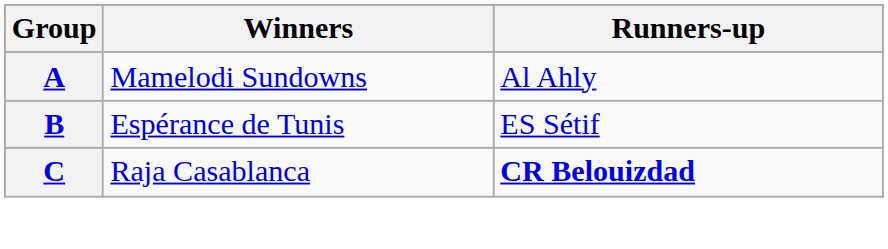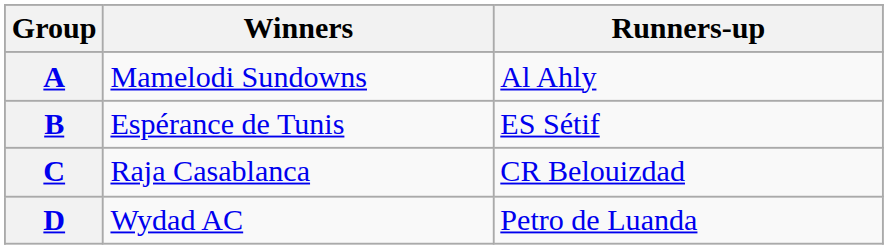(598, 171) bold -> (593, 171) normal
+ row: (54, 219)
